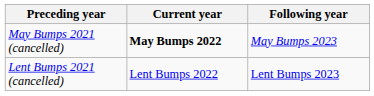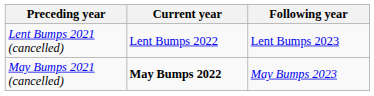rows swapped: (52, 40) <-> (52, 74)
